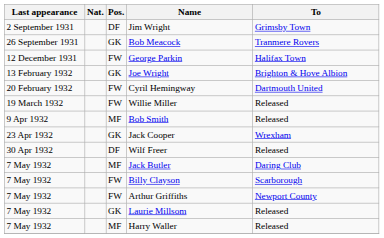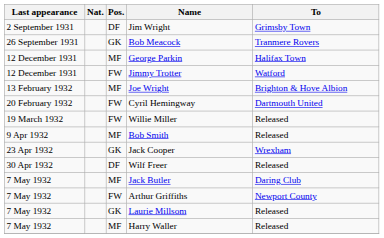(115, 58) FW -> (115, 58) MF
+ row: (155, 73)
(115, 73) GK -> (115, 88) MF
- row: (154, 180)
